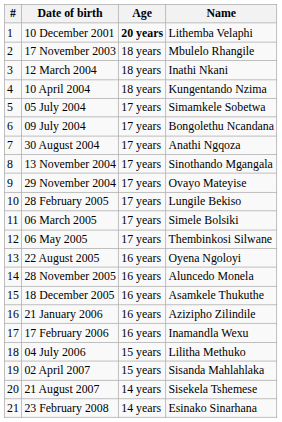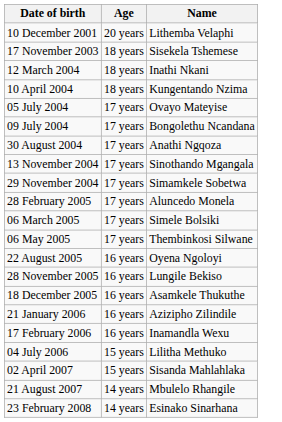- column: (13, 13)
(142, 32) bold -> (124, 32) normal
(211, 51) Mbulelo Rhangile -> (194, 51) Sisekela Tshemese
(217, 107) Simamkele Sobetwa -> (188, 107) Ovayo Mateyise
(207, 182) Ovayo Mateyise -> (198, 182) Simamkele Sobetwa
(205, 201) Lungile Bekiso -> (192, 201) Aluncedo Monela
(211, 276) Aluncedo Monela -> (186, 276) Lungile Bekiso
(213, 389) Sisekela Tshemese -> (192, 389) Mbulelo Rhangile
